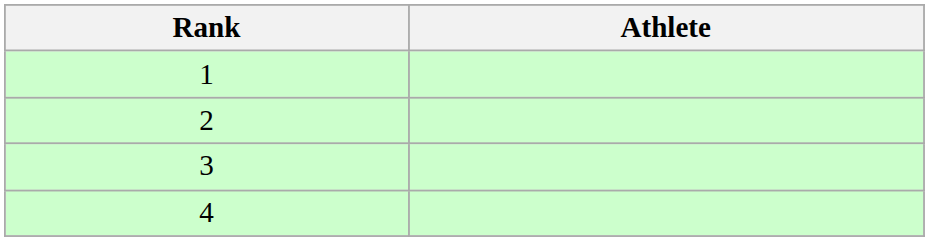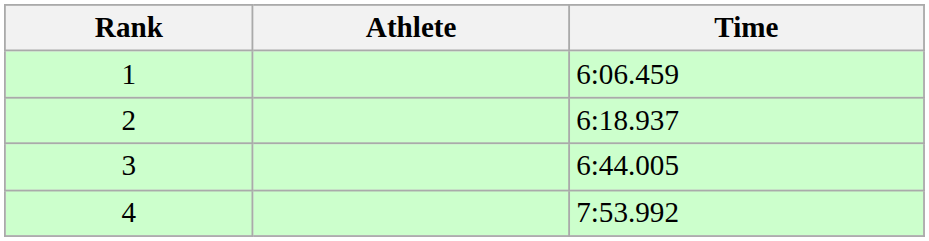+ column: (746, 27)
